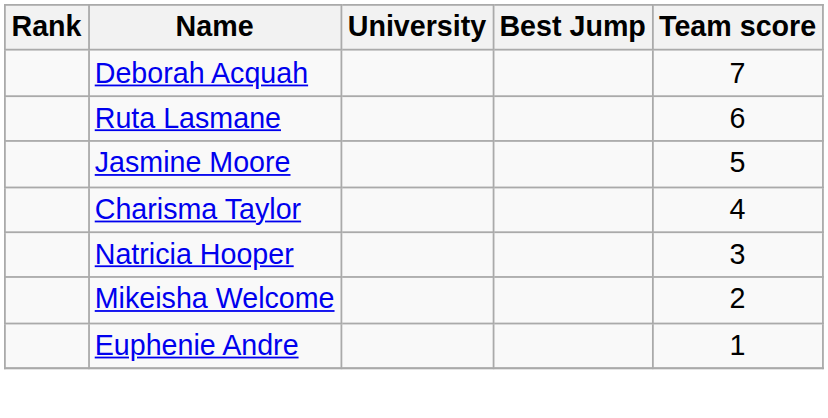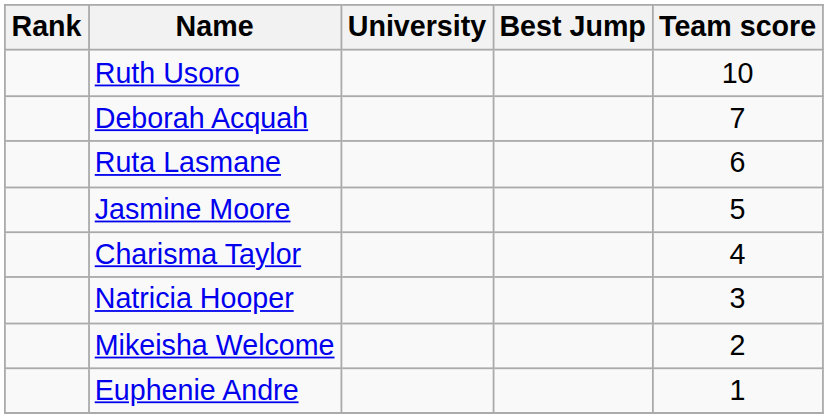+ row: (167, 72)
